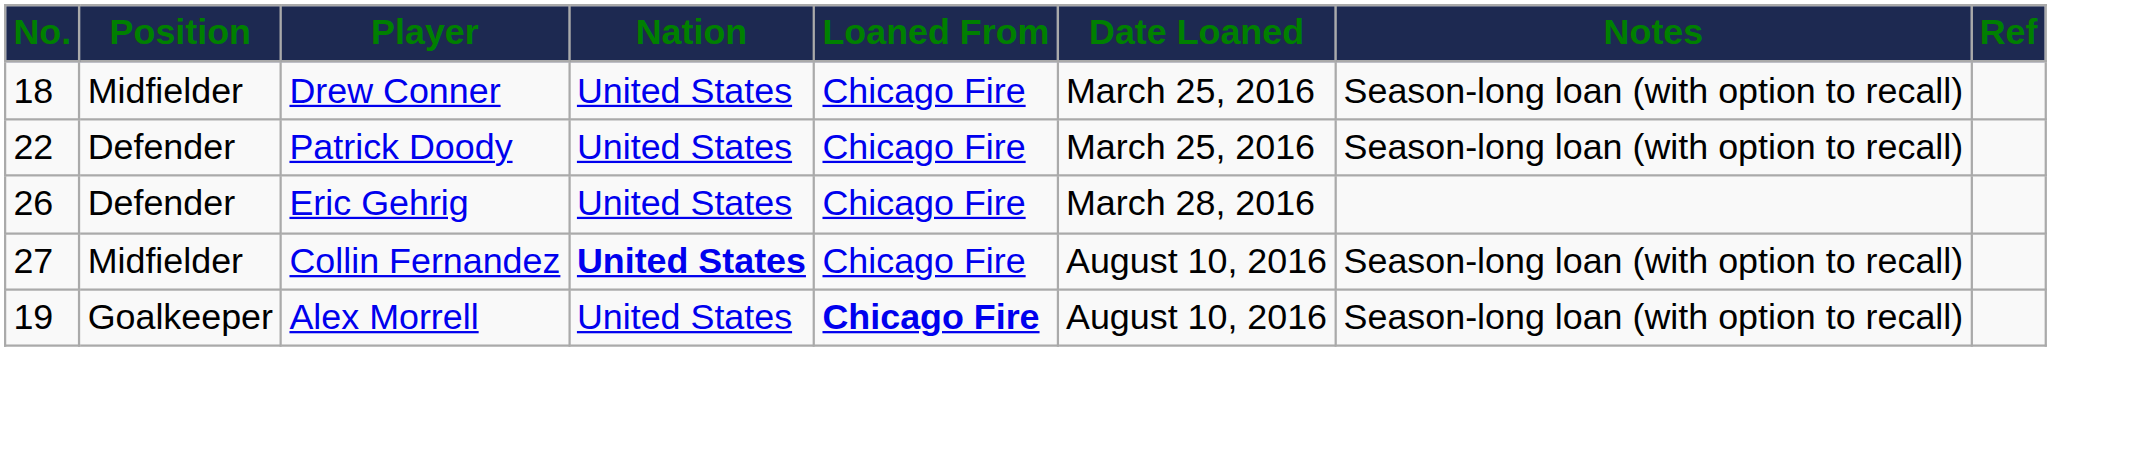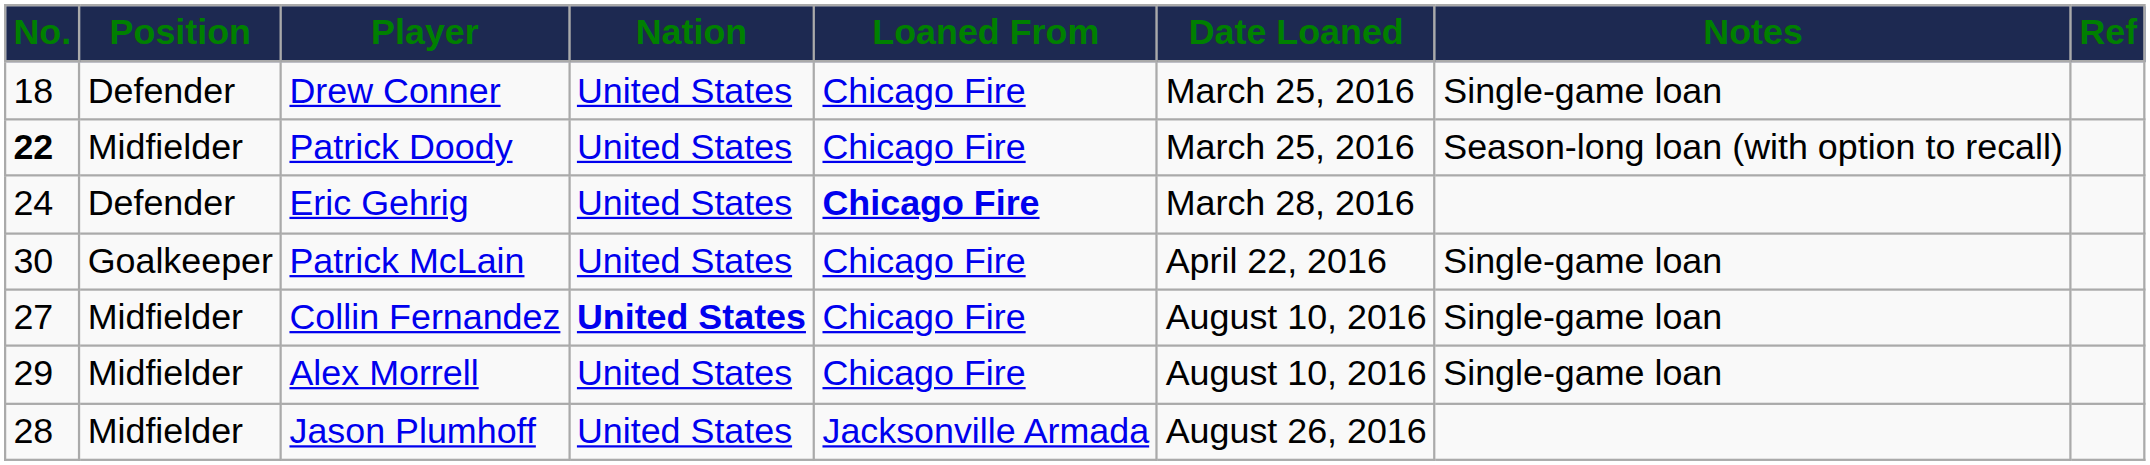(165, 89) Midfielder -> (161, 89) Defender
(1653, 89) Season-long loan (with option to recall) -> (1583, 89) Single-game loan
(33, 146) normal -> (33, 146) bold
(161, 146) Defender -> (165, 146) Midfielder
(33, 203) 26 -> (33, 203) 24
(924, 203) normal -> (931, 203) bold
+ row: (407, 260)
(1653, 260) Season-long loan (with option to recall) -> (1583, 317) Single-game loan
(33, 317) 19 -> (33, 373) 29
(180, 317) Goalkeeper -> (165, 373) Midfielder
(931, 317) bold -> (924, 373) normal
(1653, 317) Season-long loan (with option to recall) -> (1583, 373) Single-game loan
+ row: (413, 430)
